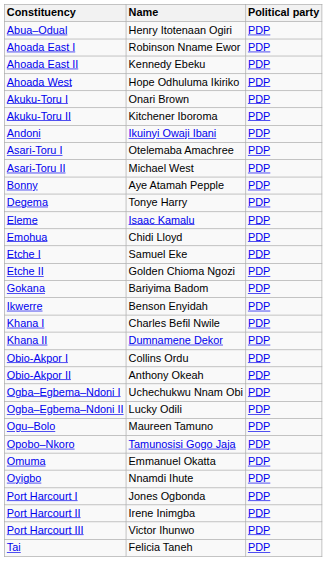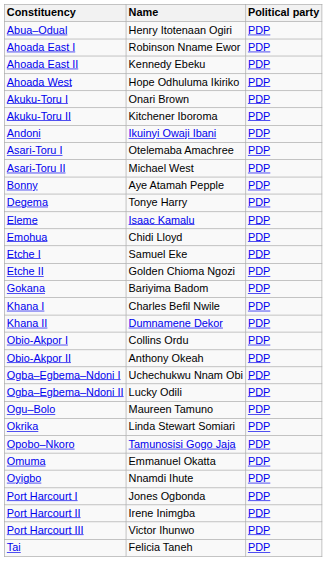- row: (25, 306)
+ row: (23, 427)
